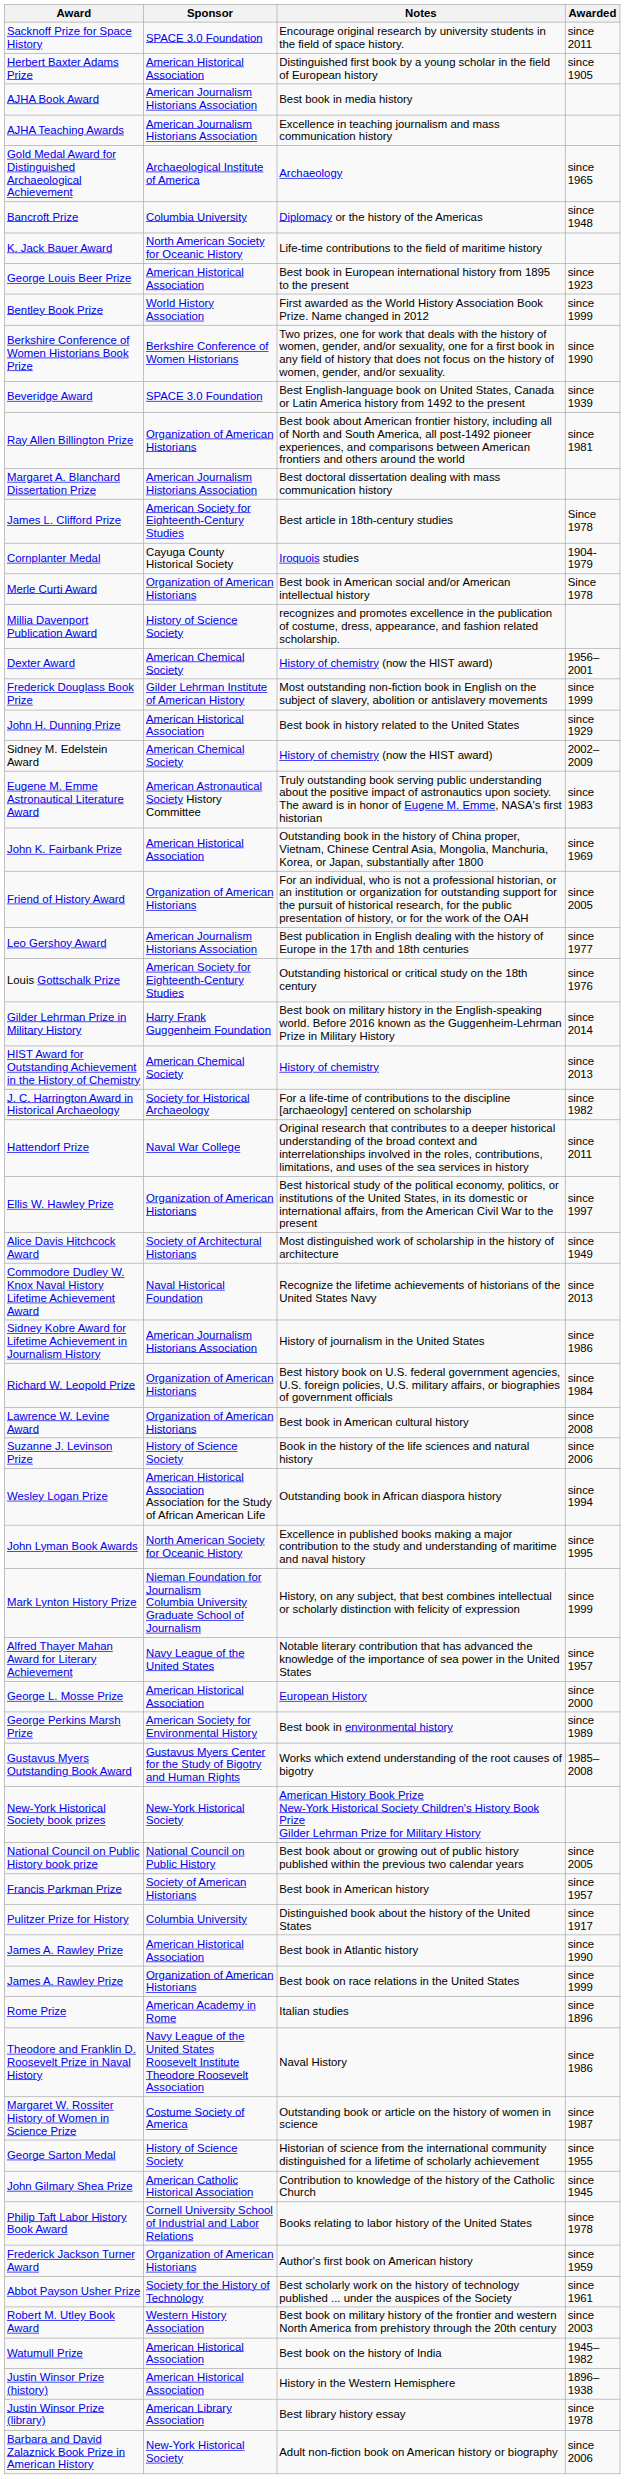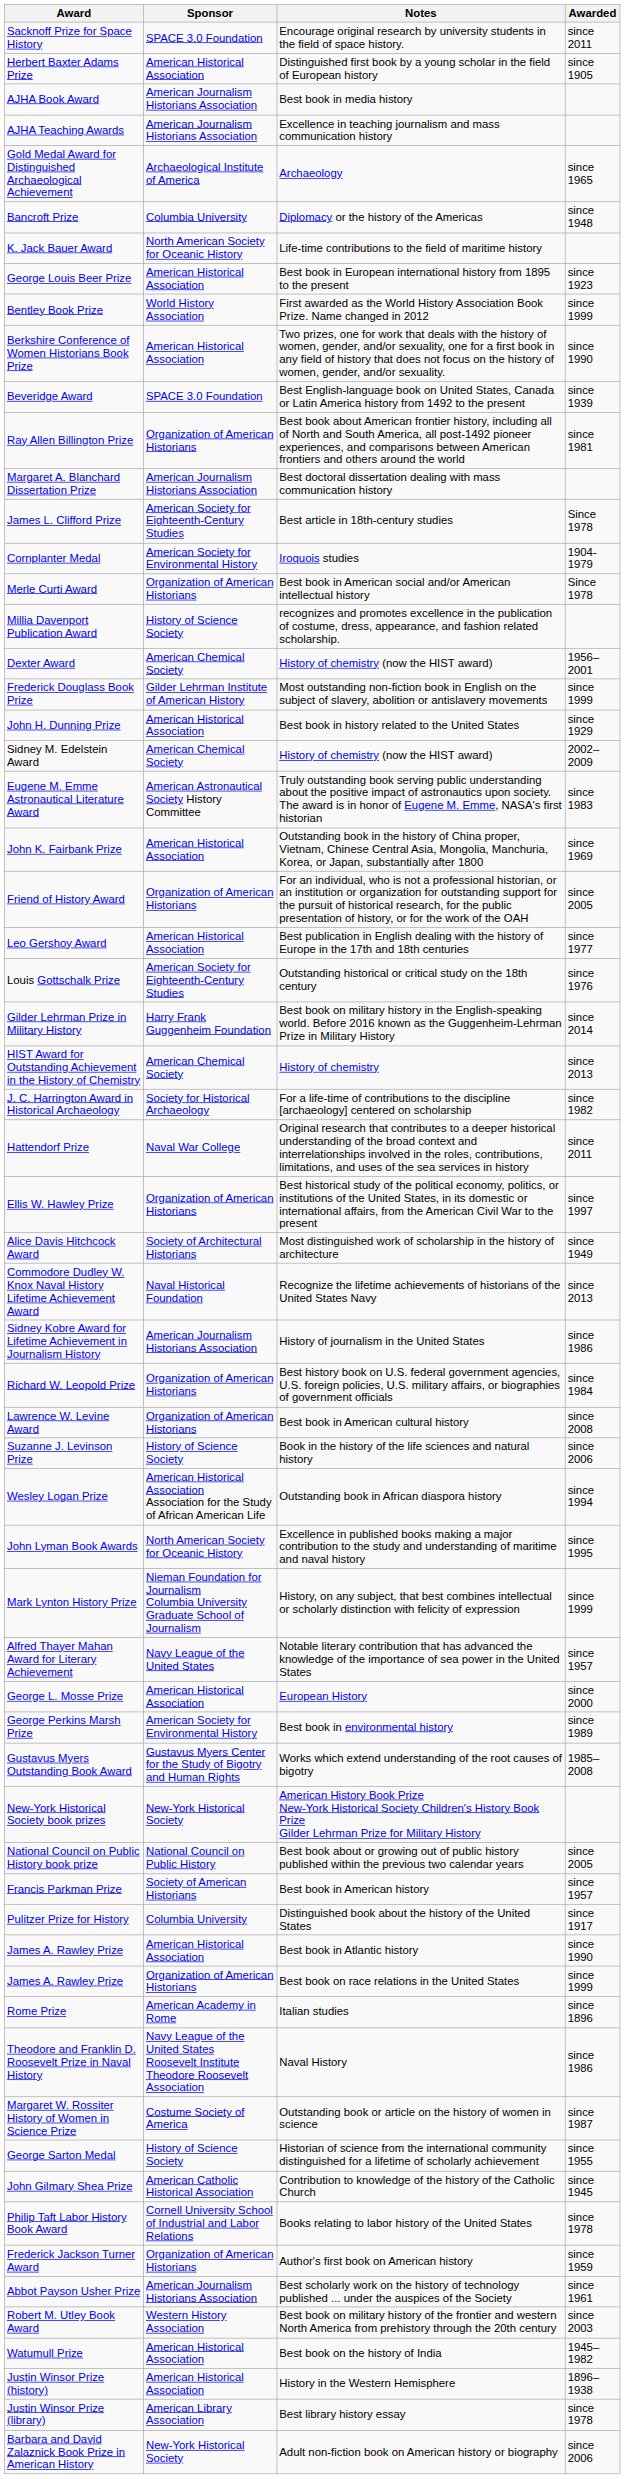(207, 353) Berkshire Conference of Women Historians -> (195, 353) American Historical Association
(190, 558) Cayuga County Historical Society -> (202, 558) American Society for Environmental History
(202, 943) American Journalism Historians Association -> (195, 943) American Historical Association
(208, 2291) Society for the History of Technology -> (202, 2291) American Journalism Historians Association
